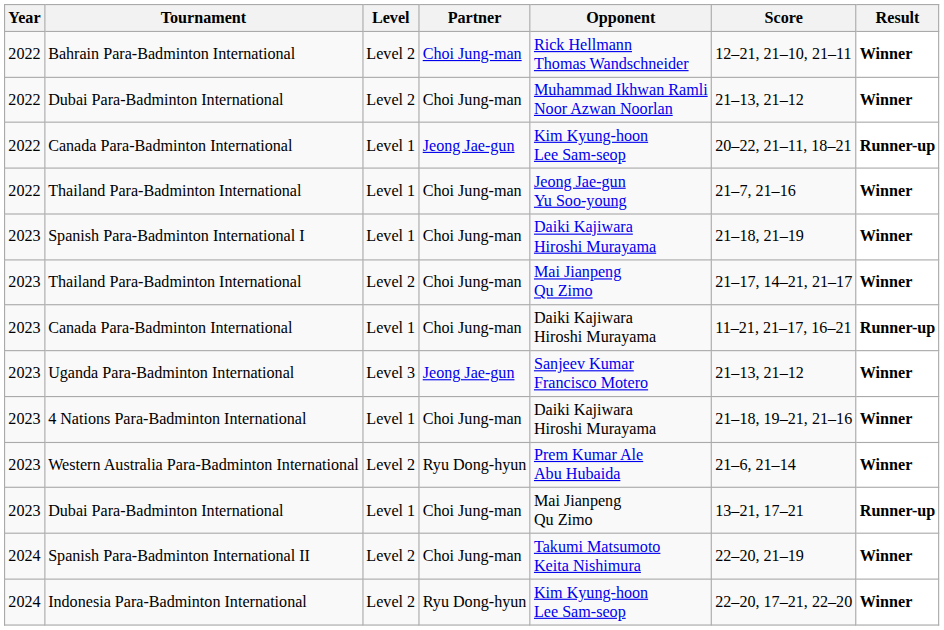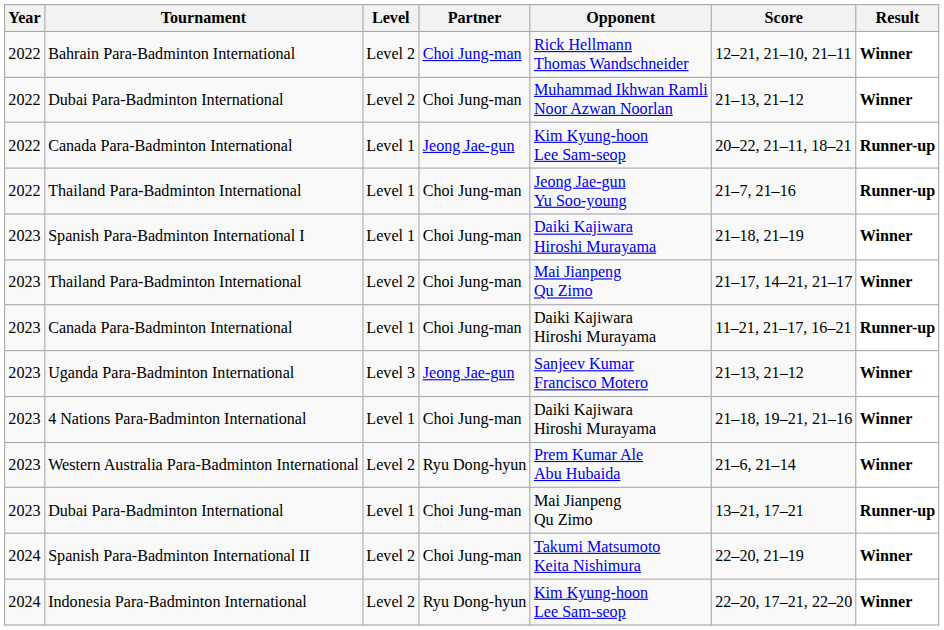(886, 191) Winner -> (898, 191) Runner-up
